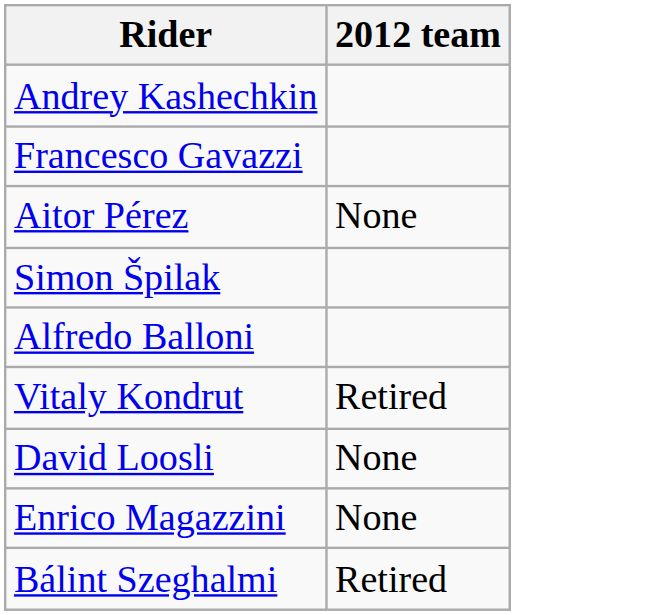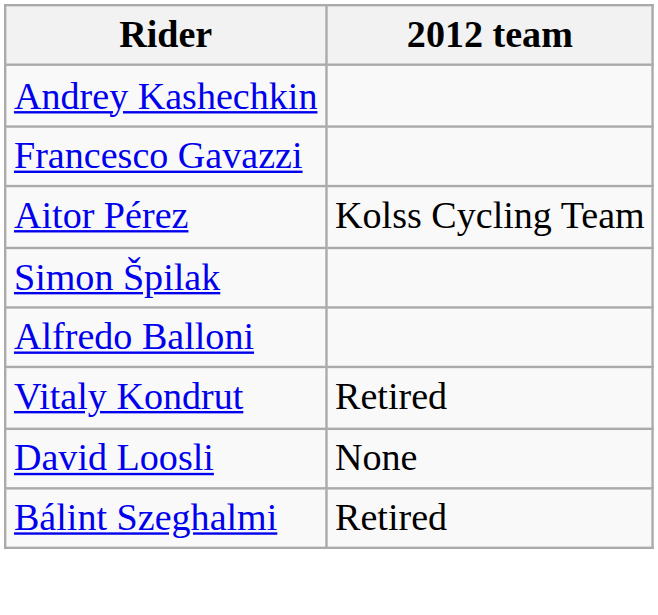(376, 215) None -> (490, 215) Kolss Cycling Team
- row: (150, 517)
